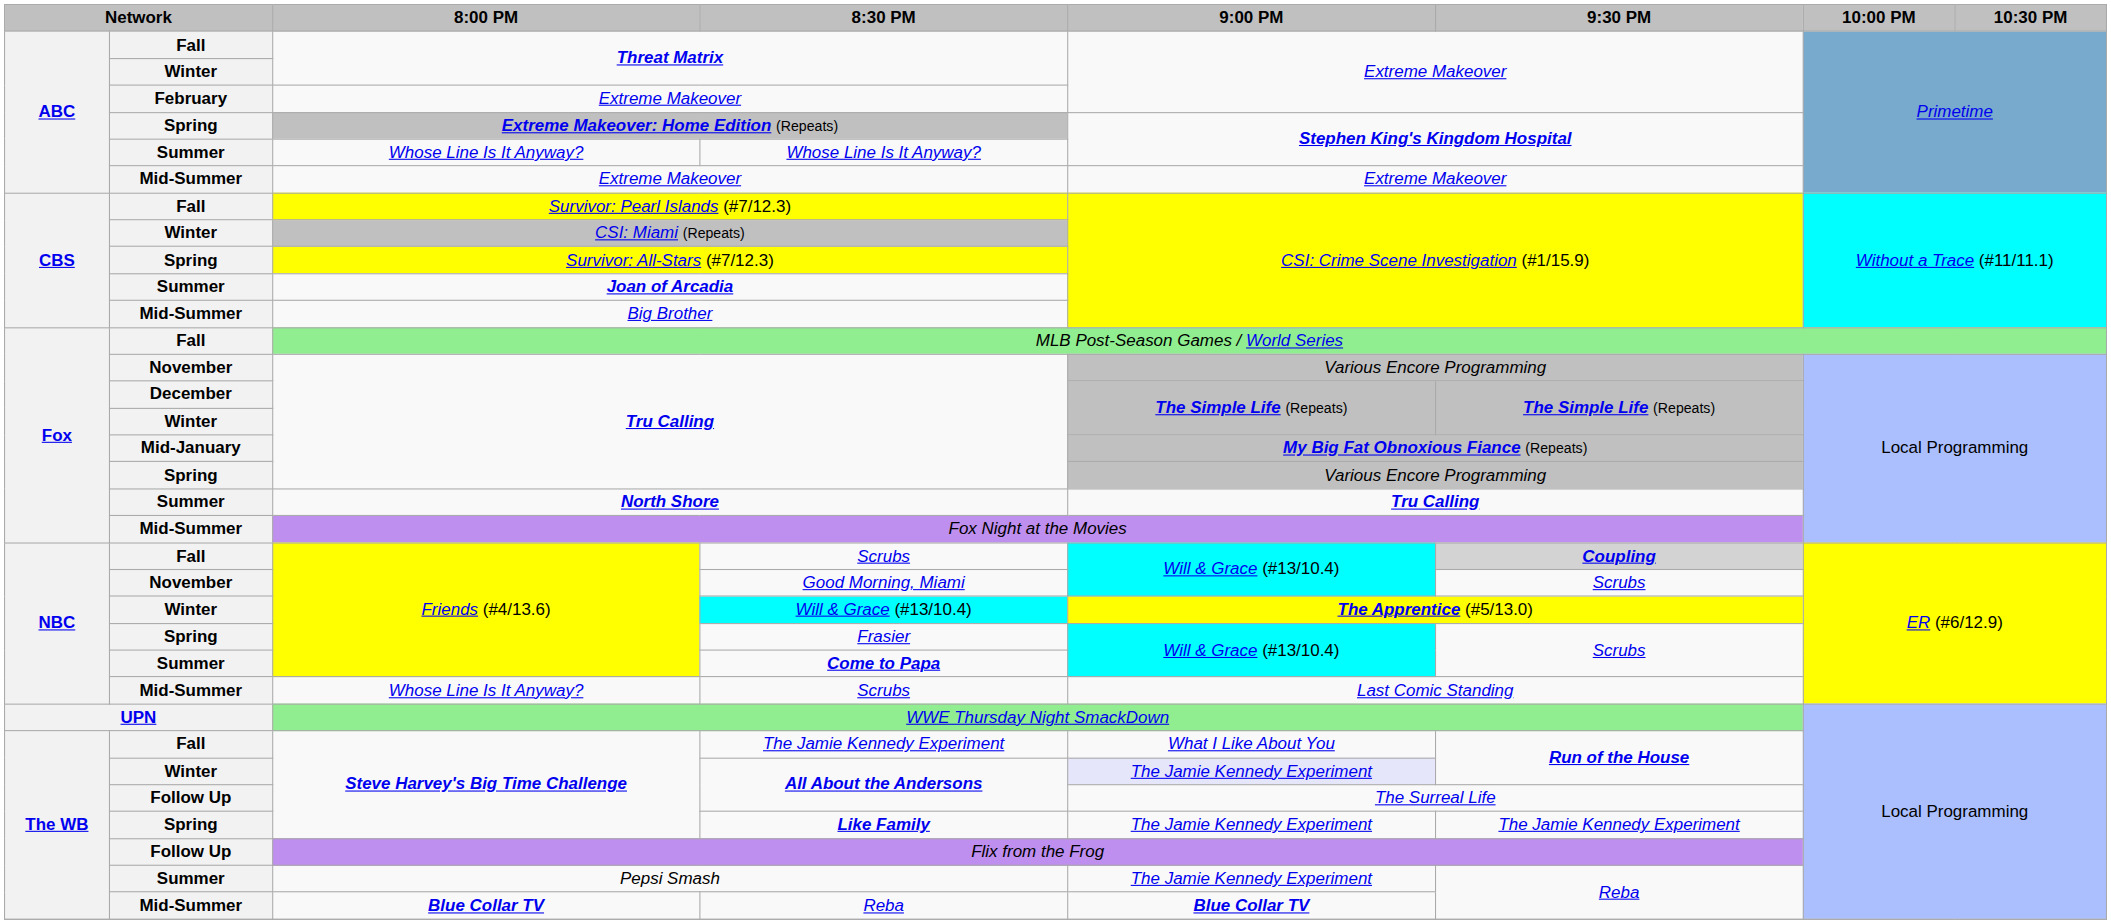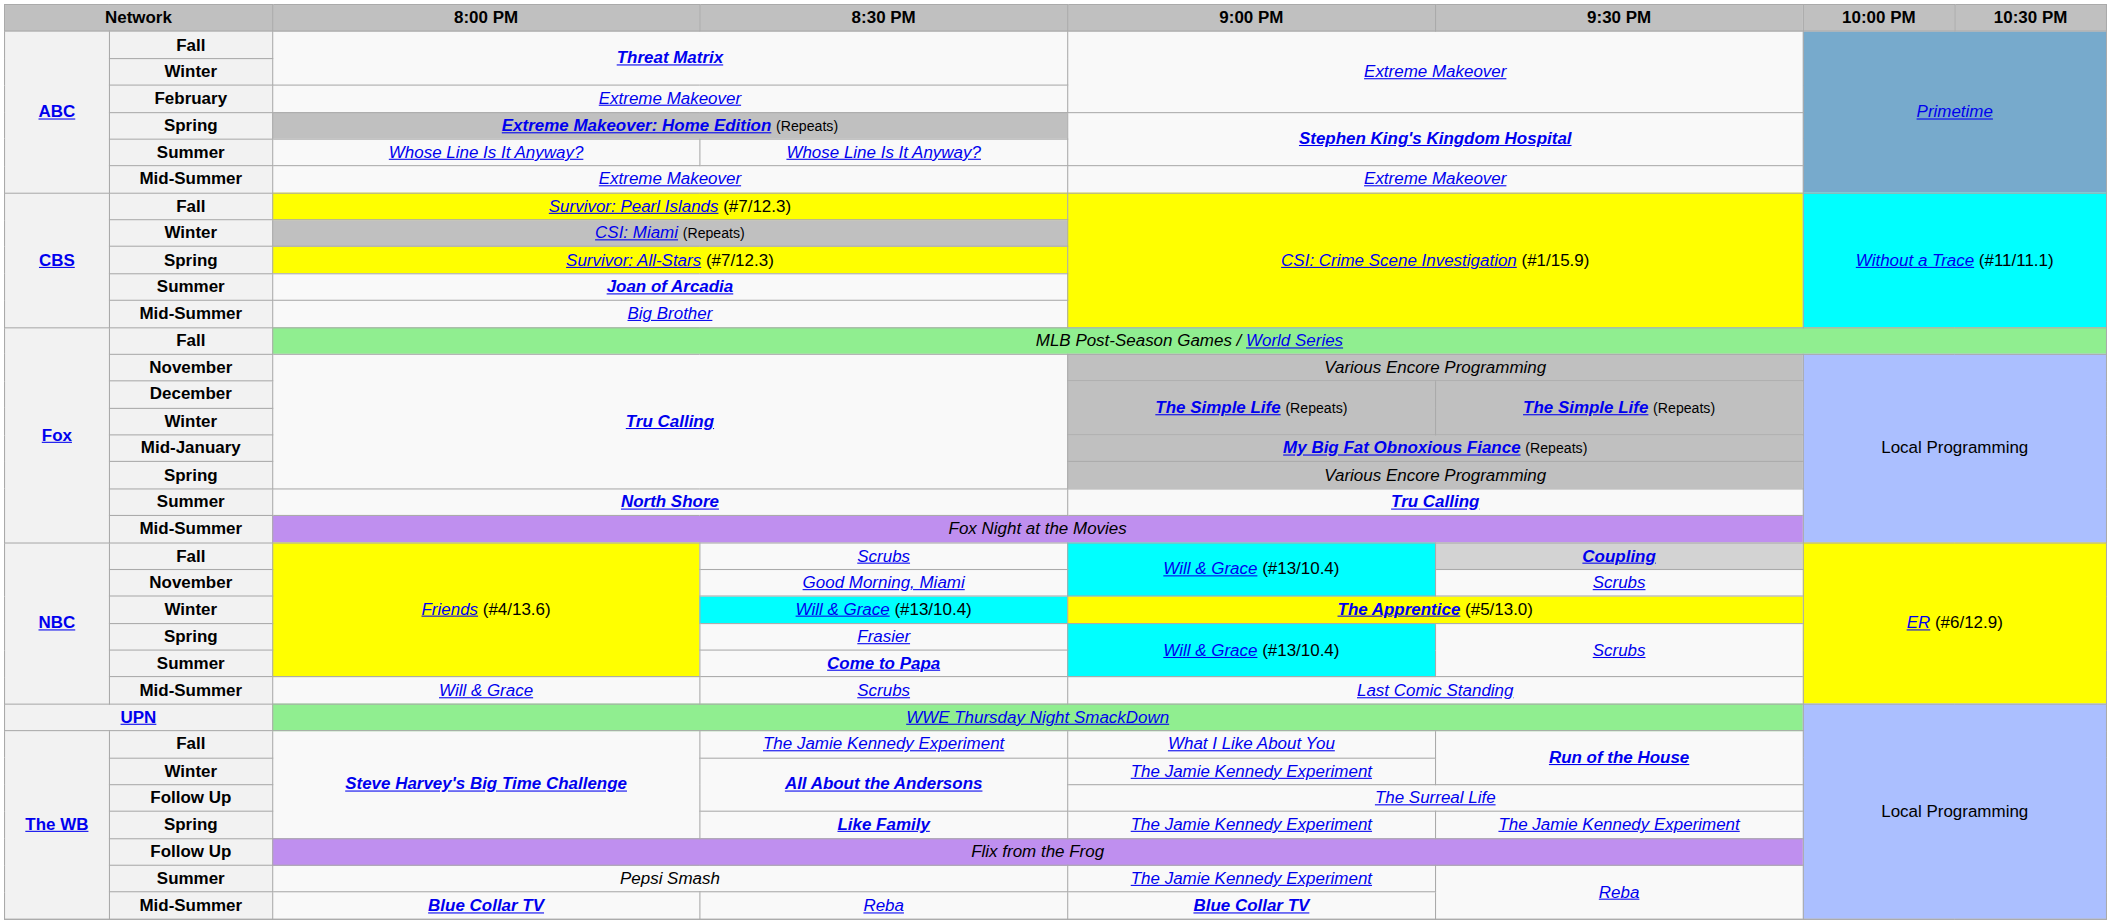(486, 690) Whose Line Is It Anyway? -> (486, 690) Will & Grace
(1251, 771) lavender background -> (1251, 771) no background
